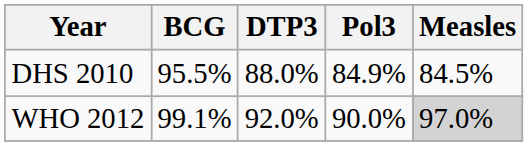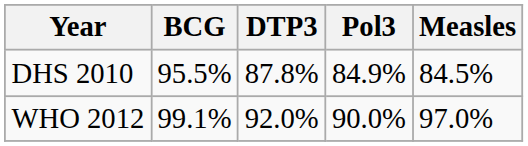(282, 72) 88.0% -> (282, 72) 87.8%
(456, 118) lightgrey background -> (456, 118) no background
